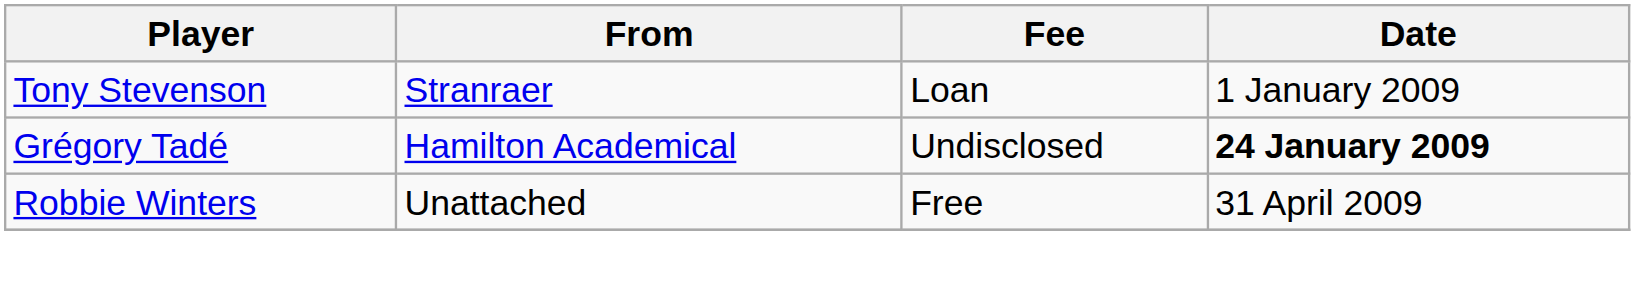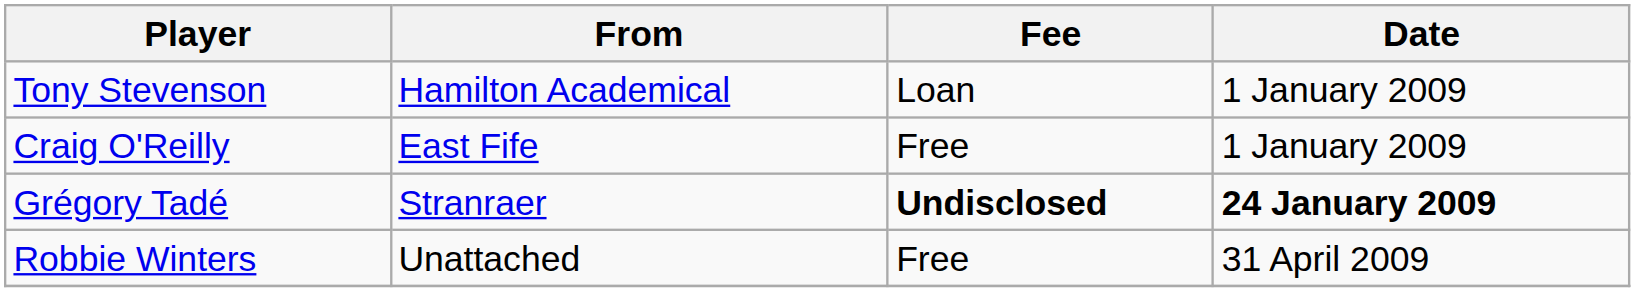(479, 90) Stranraer -> (564, 90) Hamilton Academical
+ row: (121, 146)
(570, 146) Hamilton Academical -> (472, 202) Stranraer
(1007, 146) normal -> (1002, 202) bold
